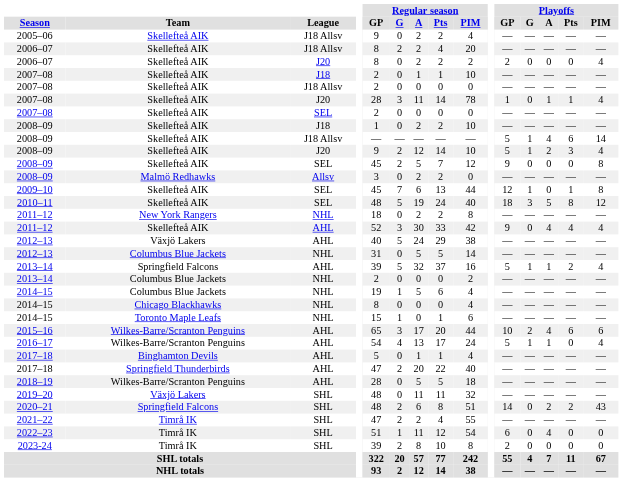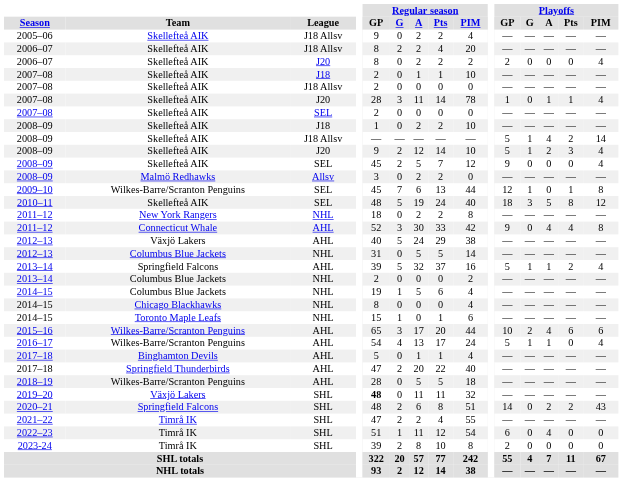(571, 138) 6 -> (571, 138) 2
(601, 164) 8 -> (601, 164) 4
(178, 189) Skellefteå AIK -> (178, 189) Wilkes-Barre/Scranton Penguins
(178, 228) Skellefteå AIK -> (178, 228) Connecticut Whale
(601, 228) 4 -> (601, 228) 8
(376, 394) normal -> (376, 394) bold
